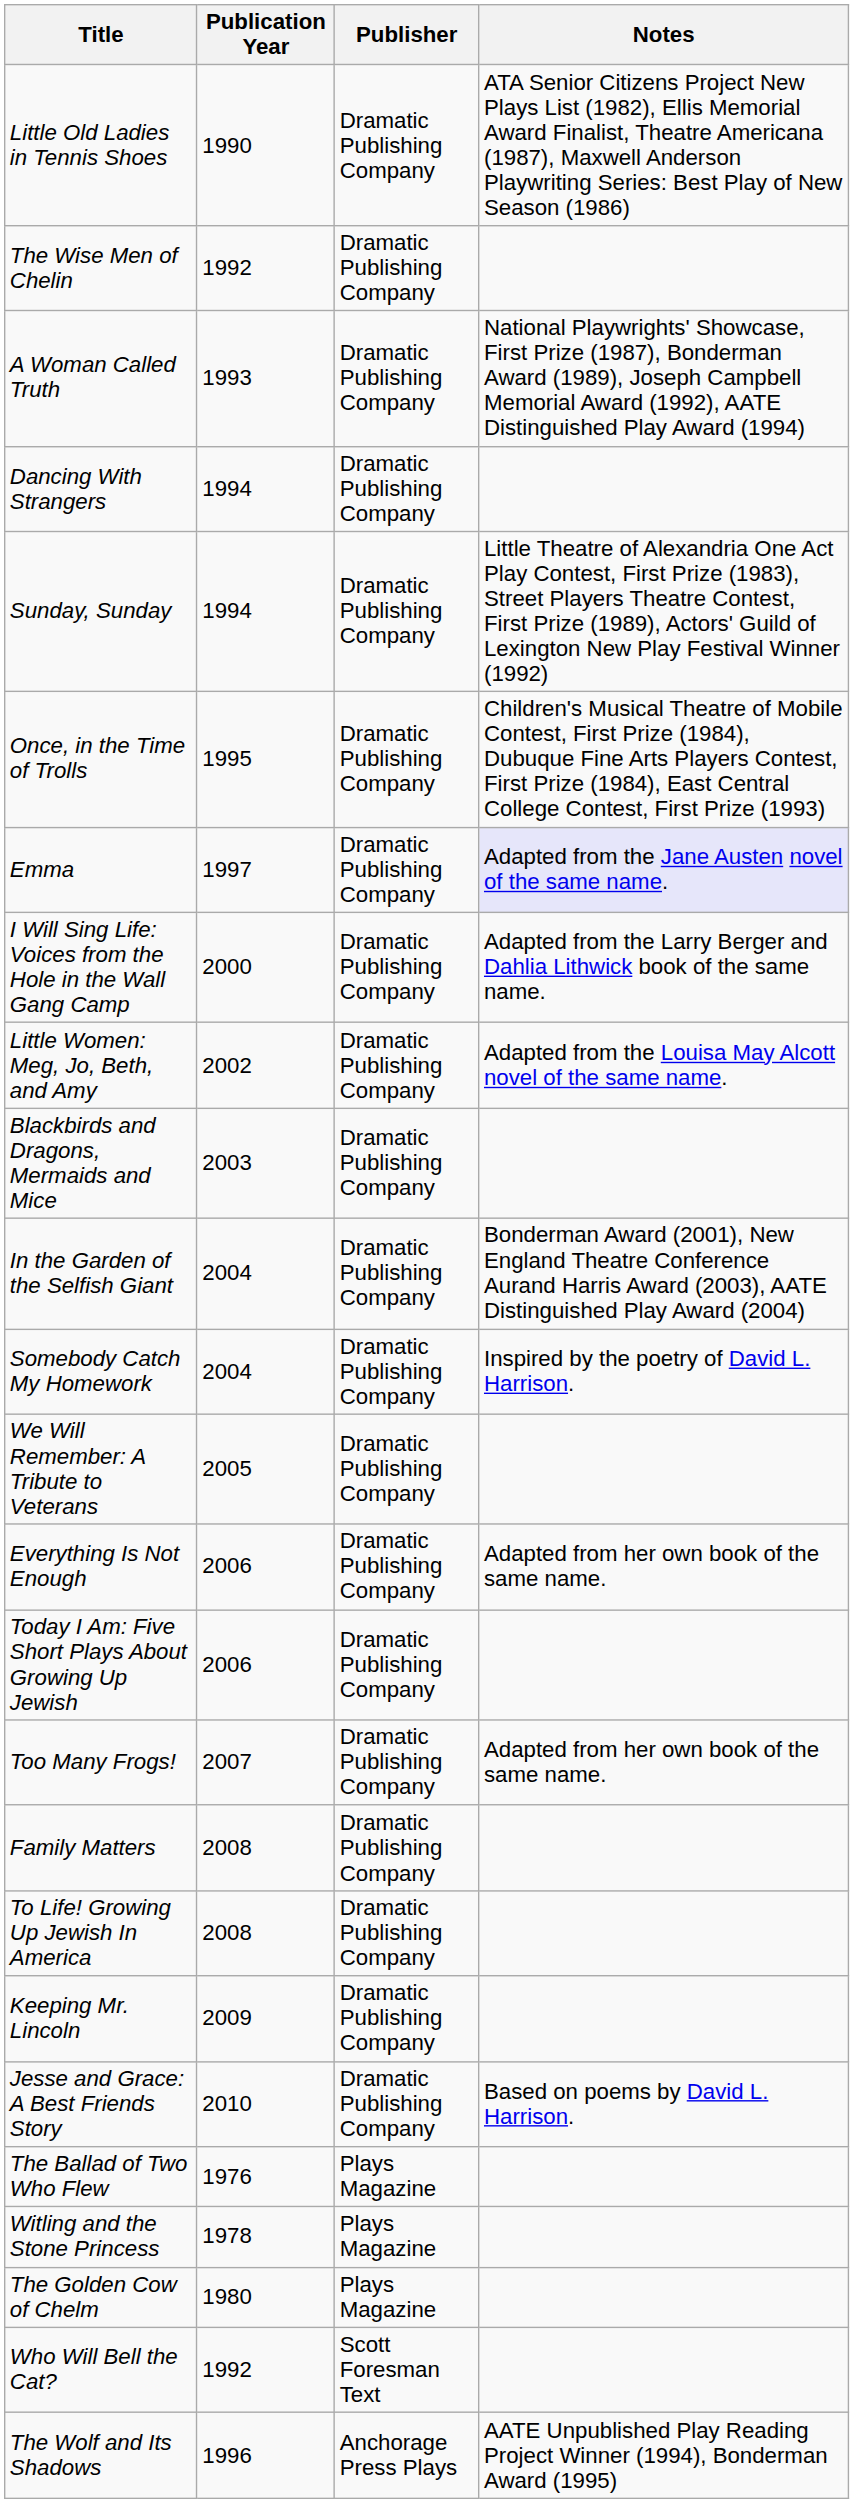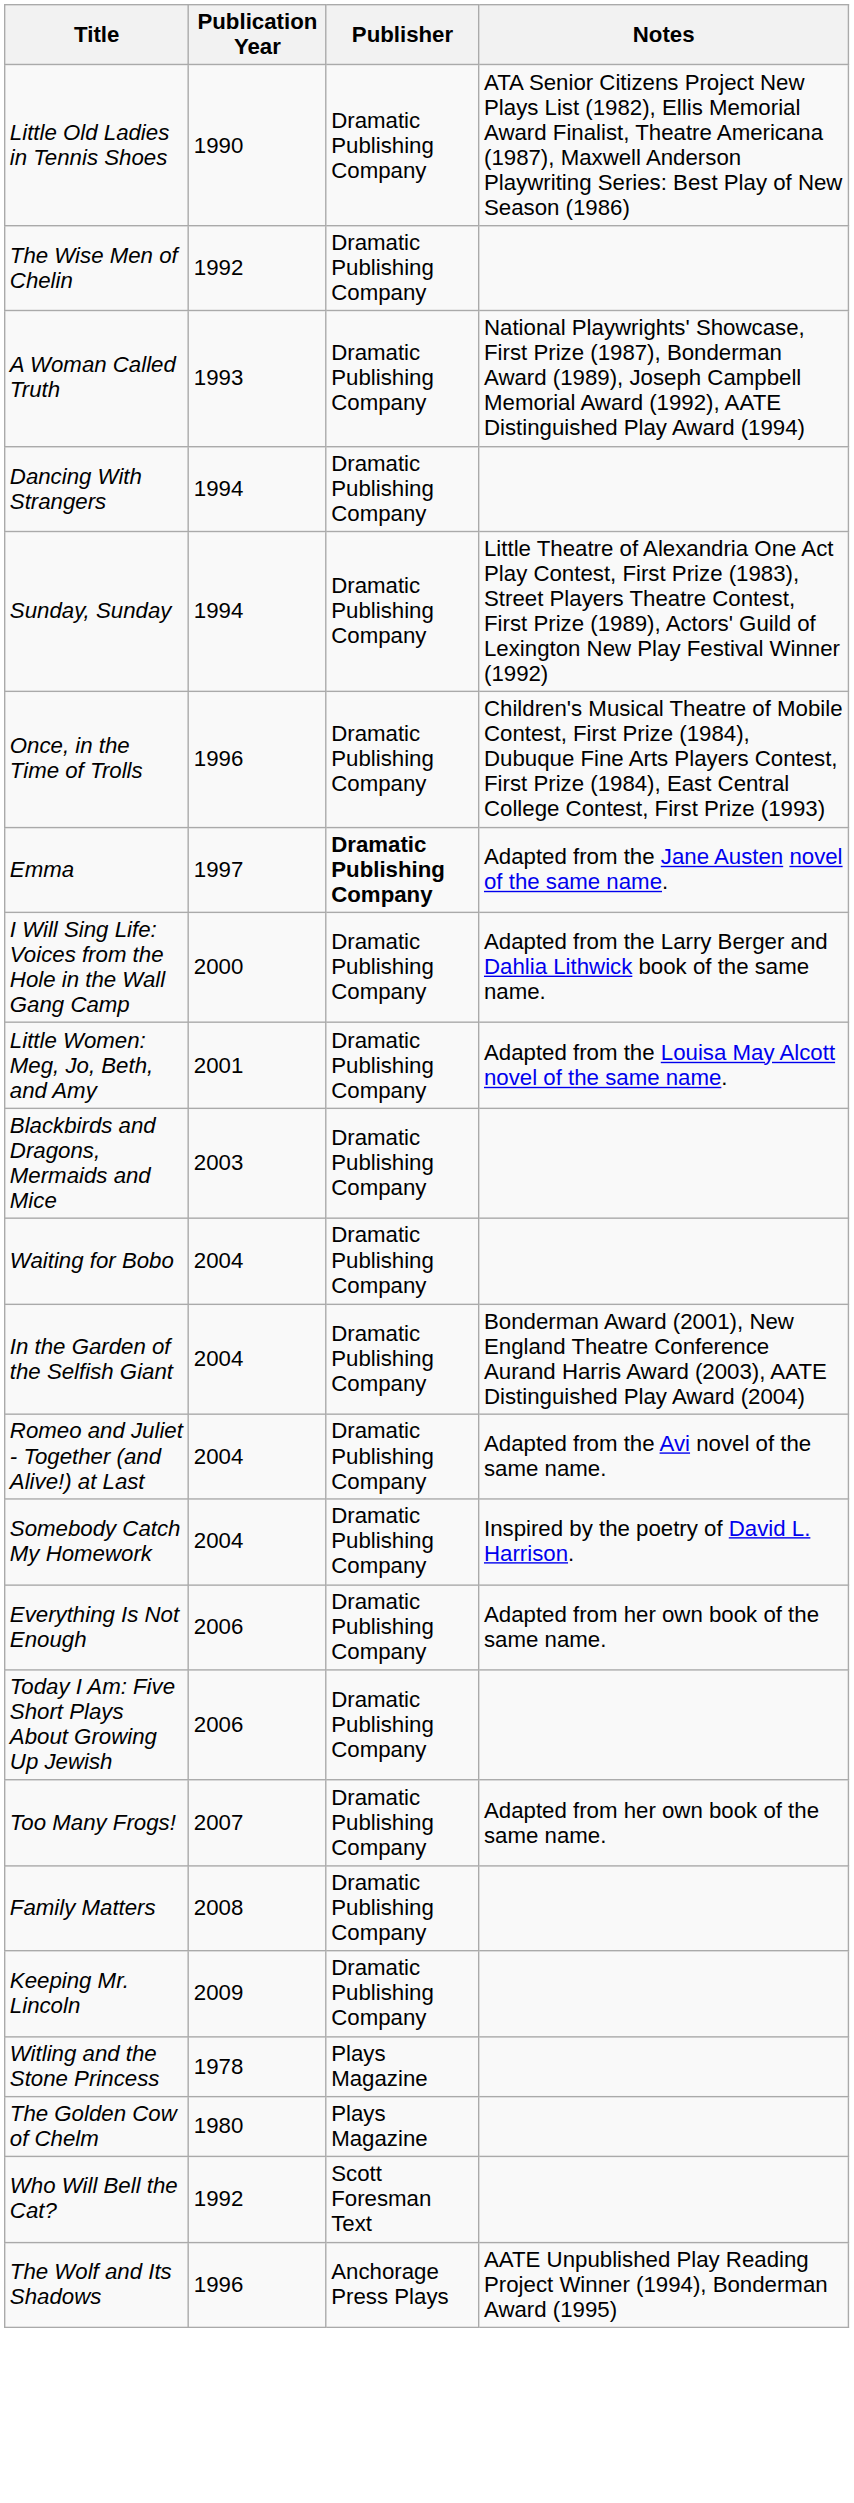(227, 759) 1995 -> (219, 759) 1996
(391, 869) normal -> (388, 869) bold
(663, 869) lavender background -> (663, 869) no background
(227, 1065) 2002 -> (219, 1065) 2001
+ row: (92, 1260)
+ row: (96, 1456)
- row: (78, 1468)
- row: (90, 1933)
- row: (97, 2103)
- row: (99, 2176)
